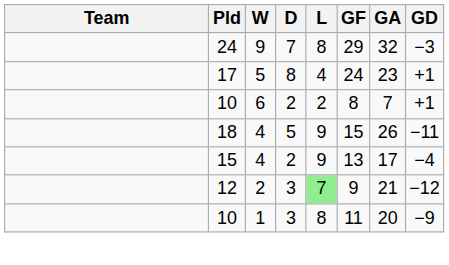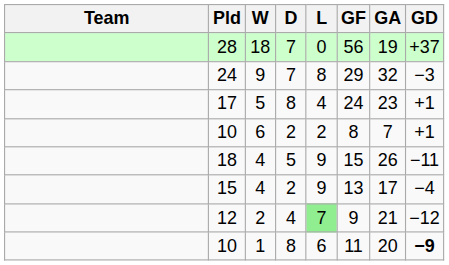+ row: (227, 47)
(291, 189) 3 -> (291, 217) 4
(291, 217) 3 -> (291, 246) 8
(322, 217) 8 -> (322, 246) 6
(425, 217) normal -> (425, 246) bold
